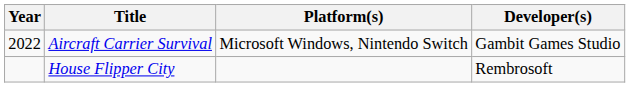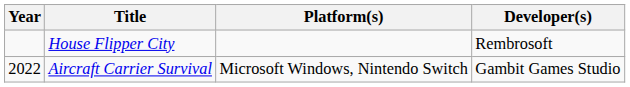rows swapped: (130, 43) <-> (111, 69)
